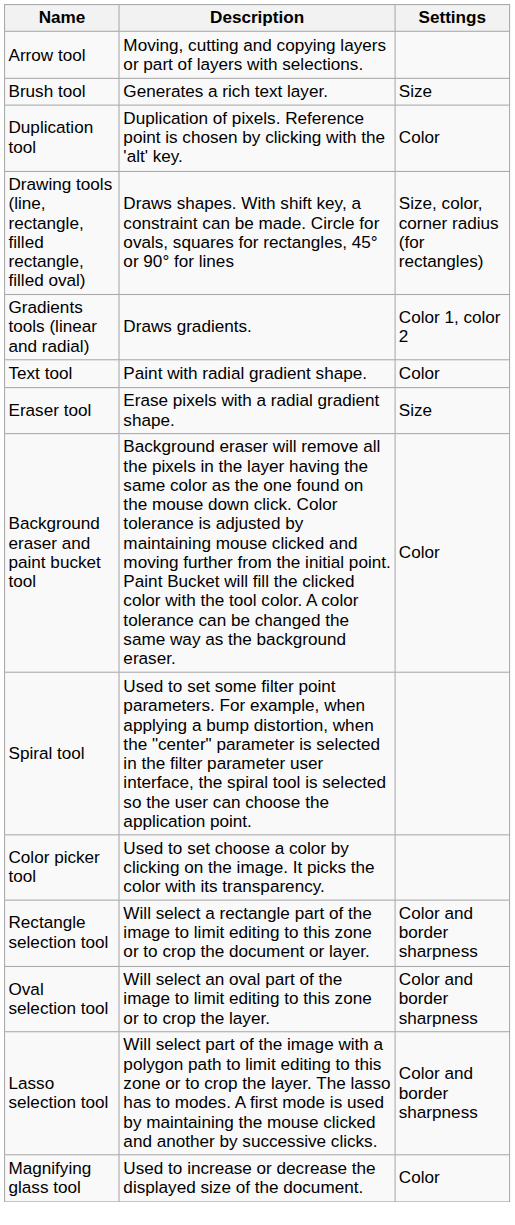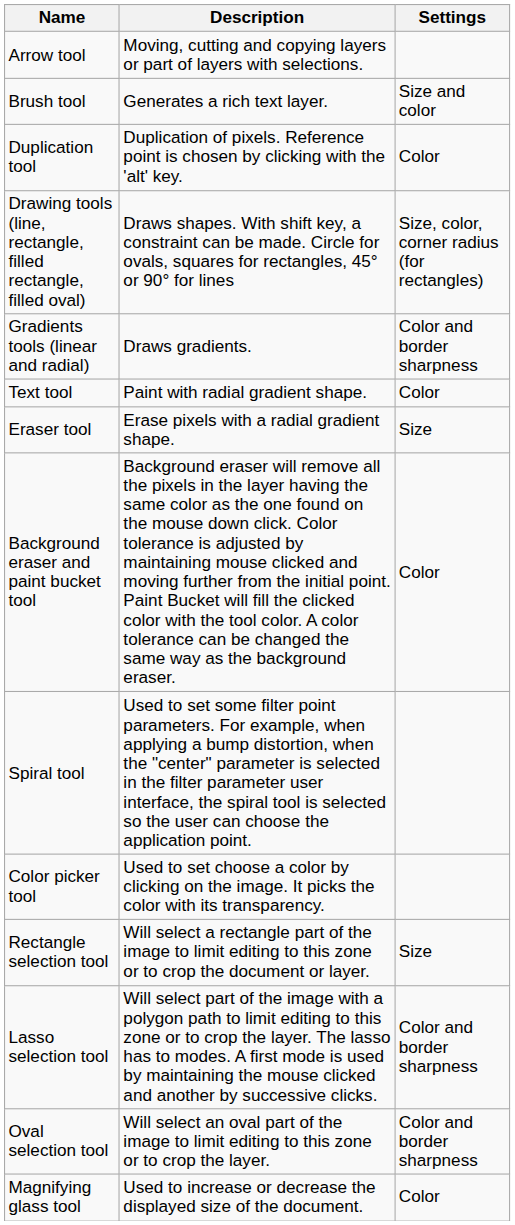(415, 91) Size -> (432, 101) Size and color
(450, 327) Color 1, color 2 -> (438, 346) Color and border sharpness
(438, 933) Color and border sharpness -> (415, 952) Size
rows swapped: (58, 998) <-> (58, 1093)
